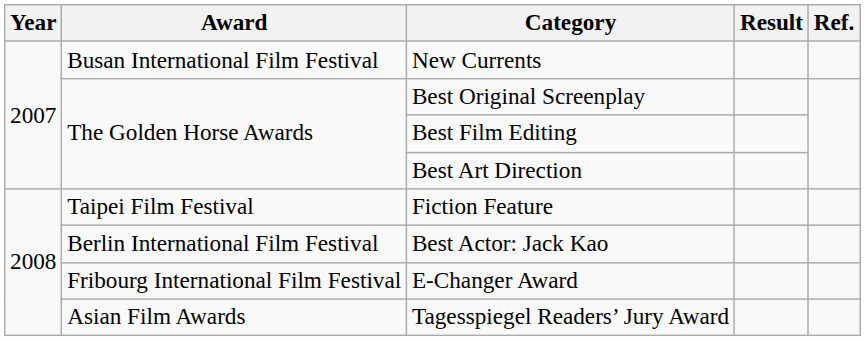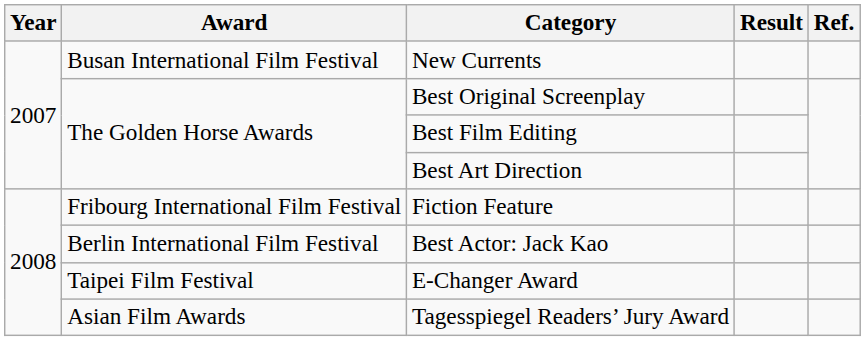(160, 206) Taipei Film Festival -> (234, 206) Fribourg International Film Festival
(234, 280) Fribourg International Film Festival -> (160, 280) Taipei Film Festival
